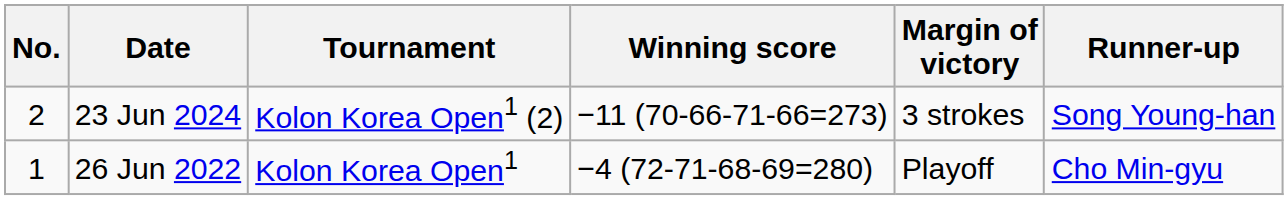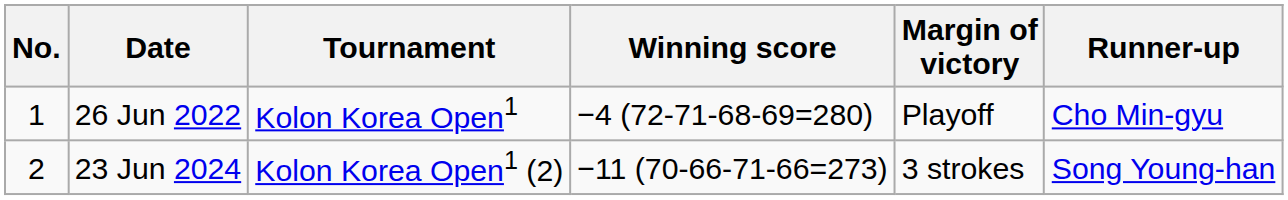rows swapped: (158, 168) <-> (158, 114)
